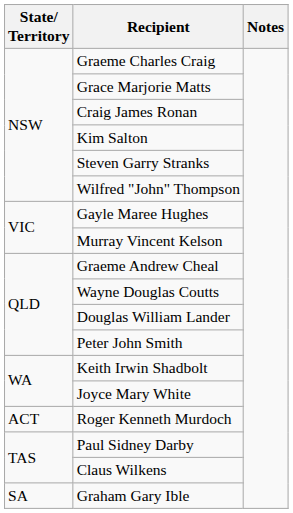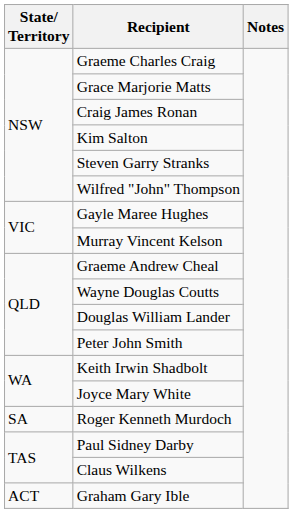(24, 419) ACT -> (18, 419) SA
(18, 495) SA -> (24, 495) ACT
